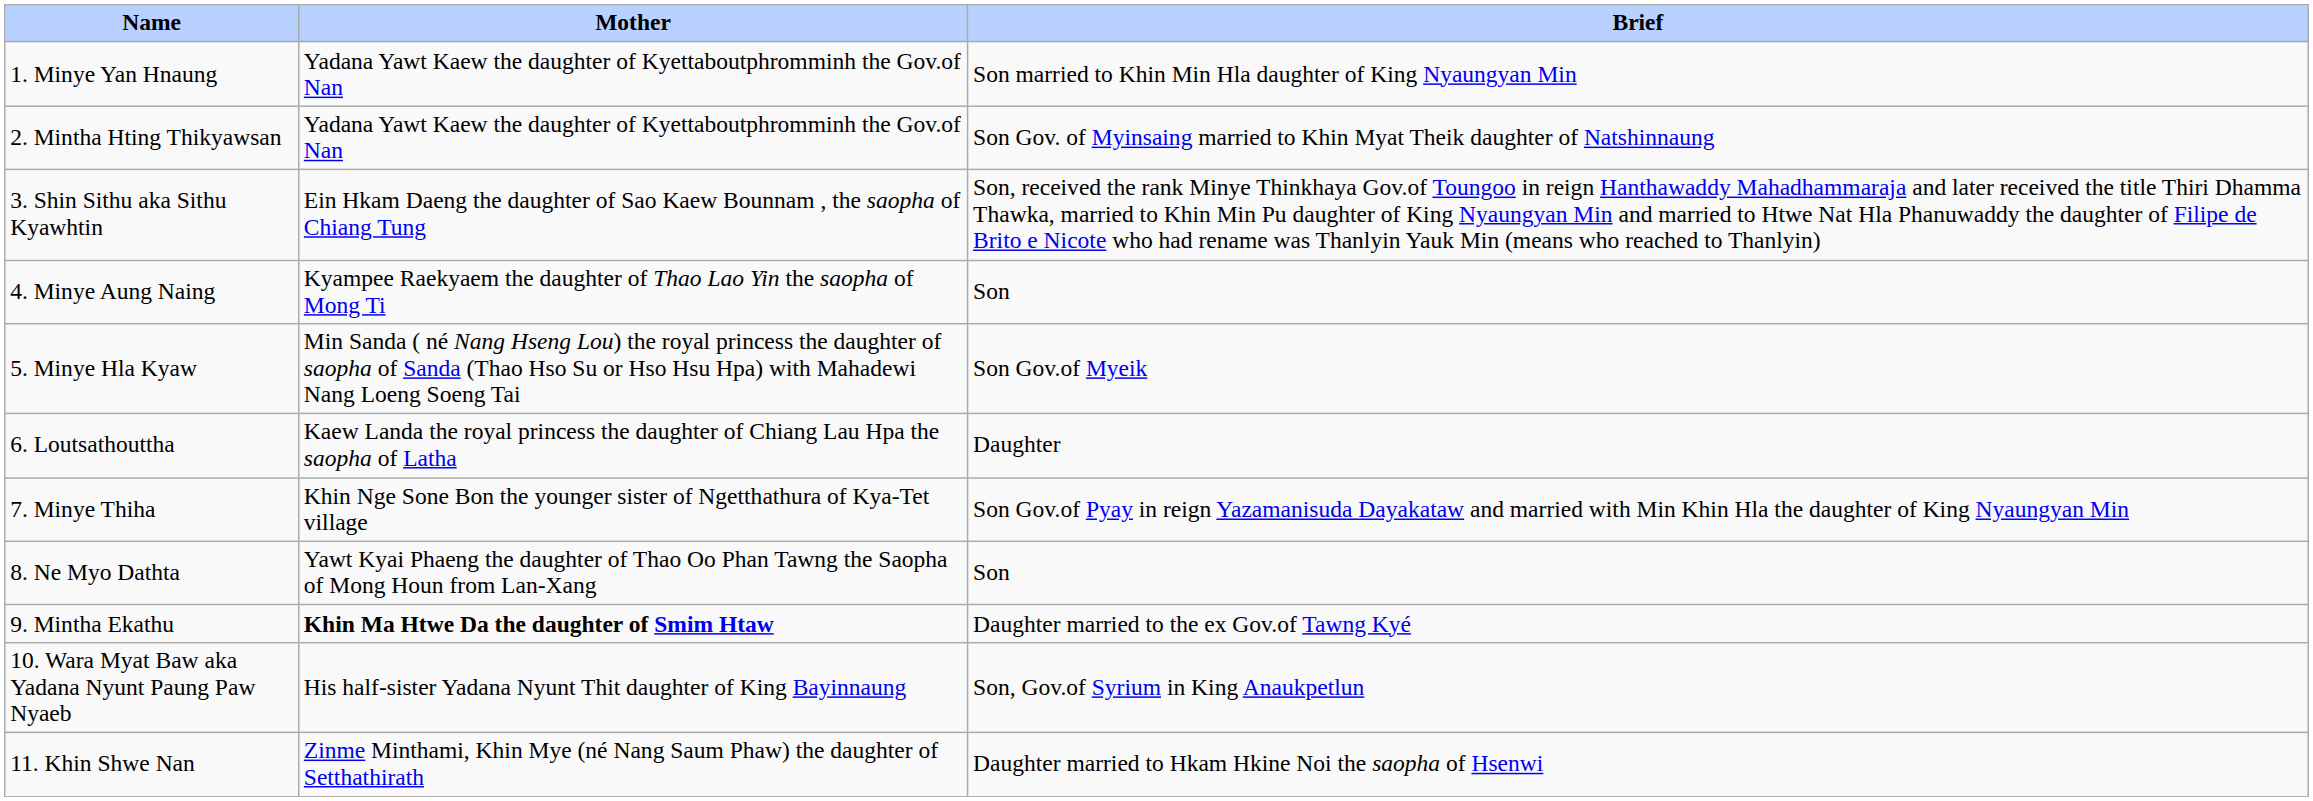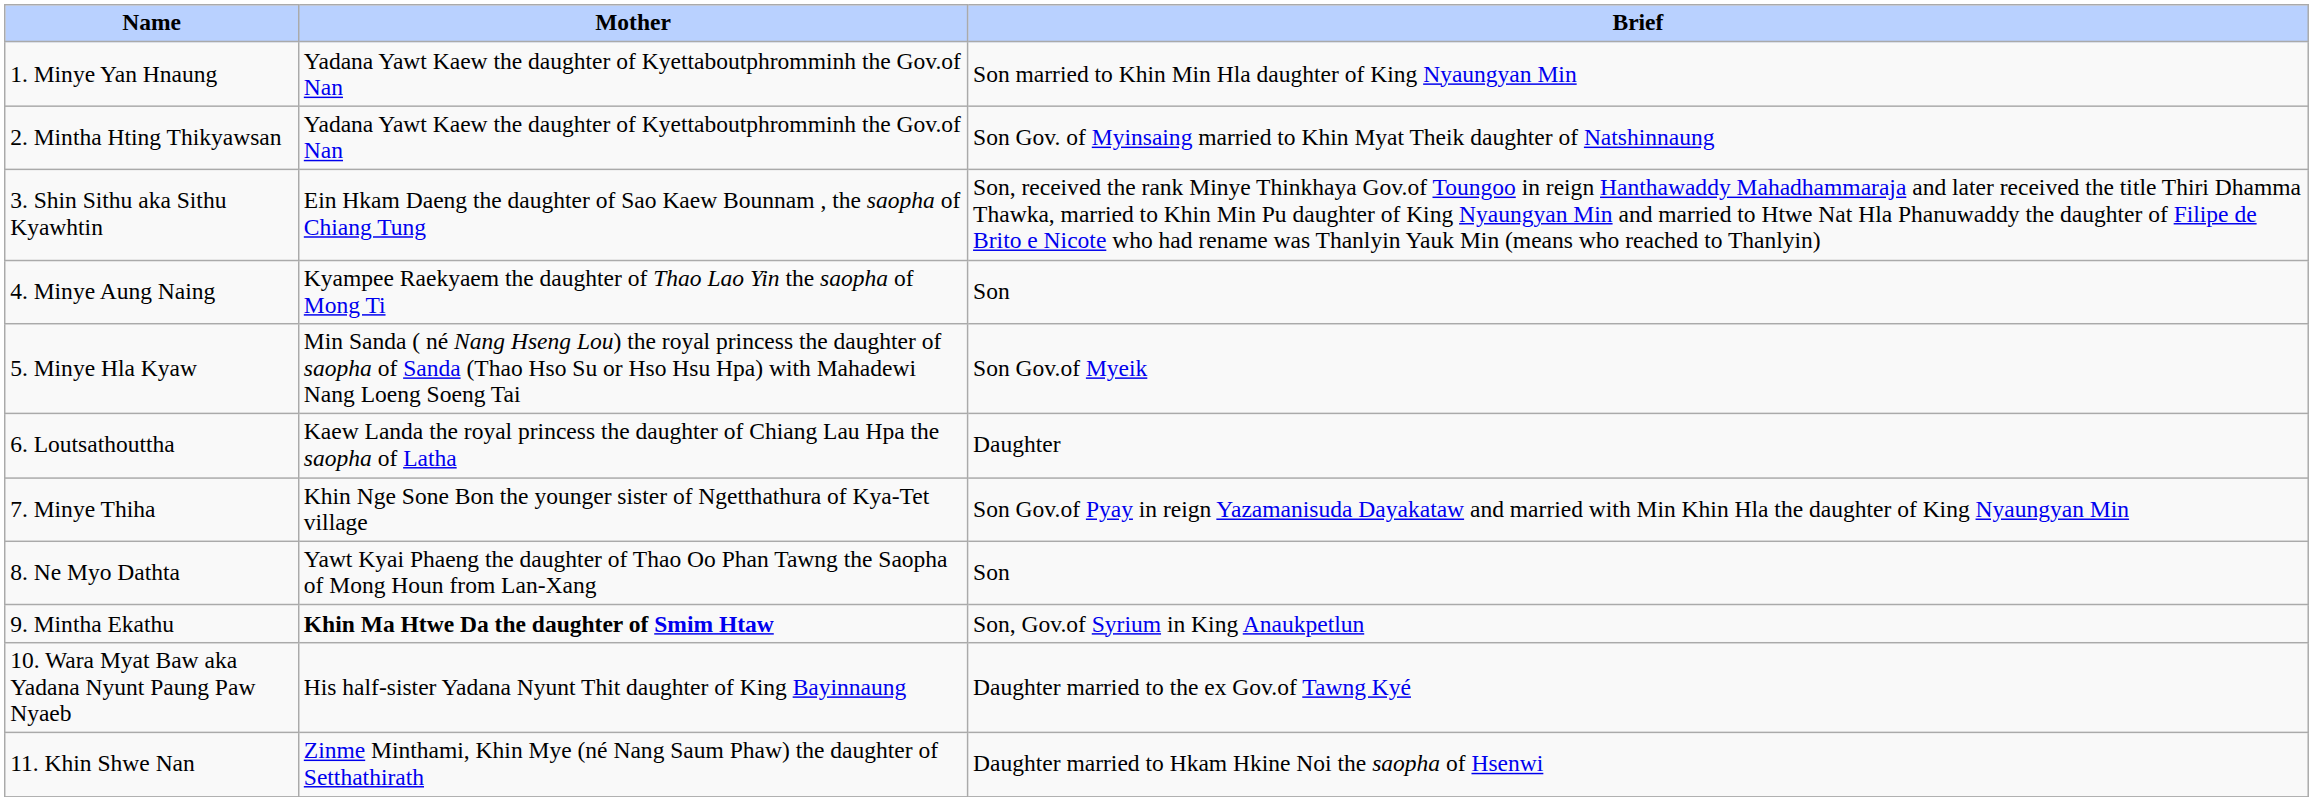(1192, 623) Daughter married to the ex Gov.of Tawng Kyé -> (1169, 623) Son, Gov.of Syrium in King Anaukpetlun
(1169, 687) Son, Gov.of Syrium in King Anaukpetlun -> (1192, 687) Daughter married to the ex Gov.of Tawng Kyé
